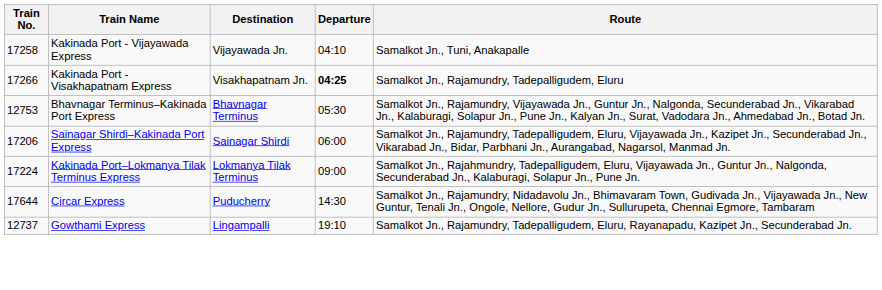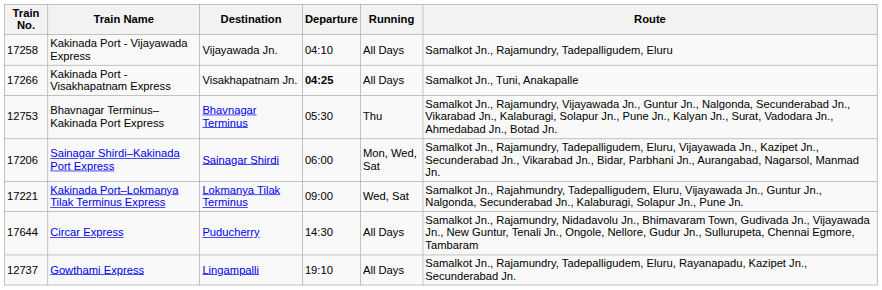+ column: (392, 19)
(453, 50) Samalkot Jn., Tuni, Anakapalle -> (549, 50) Samalkot Jn., Rajamundry, Tadepalligudem, Eluru
(500, 80) Samalkot Jn., Rajamundry, Tadepalligudem, Eluru -> (502, 80) Samalkot Jn., Tuni, Anakapalle
(23, 171) 17224 -> (23, 196) 17221
